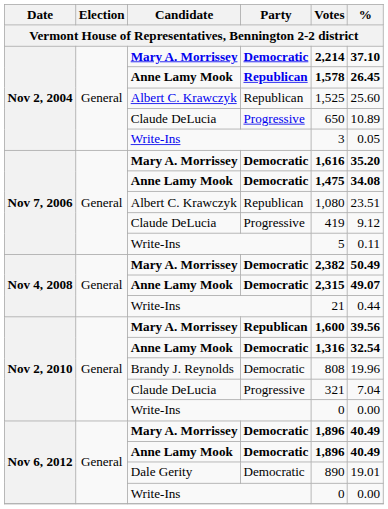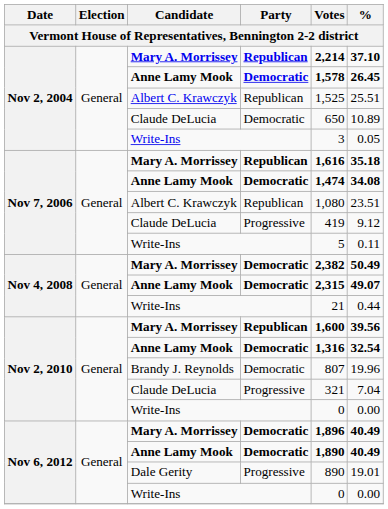(276, 56) Democratic -> (276, 56) Republican
(276, 77) Republican -> (276, 77) Democratic
(365, 98) 25.60 -> (365, 98) 25.51
(274, 118) Progressive -> (274, 118) Democratic
(276, 160) Democratic -> (276, 160) Republican
(365, 160) 35.20 -> (365, 160) 35.18
(330, 181) 1,475 -> (330, 181) 1,474
(335, 368) 808 -> (335, 368) 807
(330, 451) 1,896 -> (330, 451) 1,890
(274, 472) Democratic -> (274, 472) Progressive
